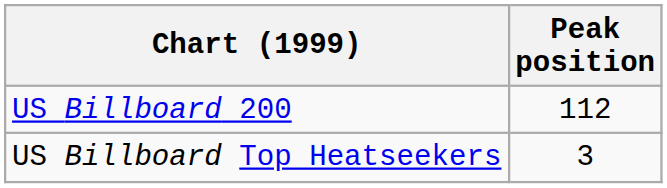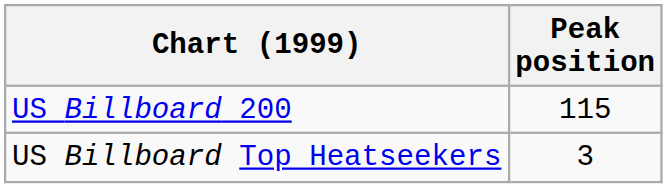(585, 110) 112 -> (585, 110) 115
